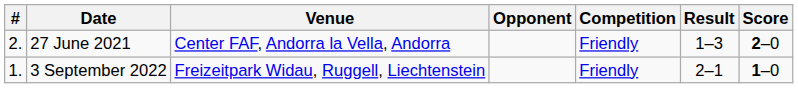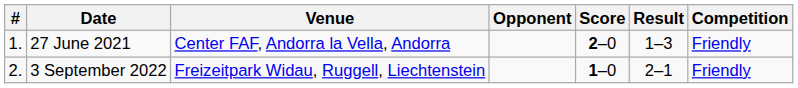columns swapped: (765, 17) <-> (628, 17)
(15, 43) 2. -> (15, 43) 1.
(15, 70) 1. -> (15, 70) 2.
